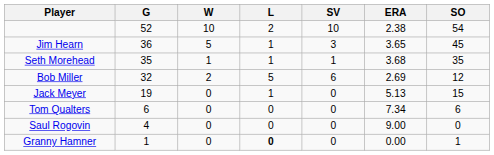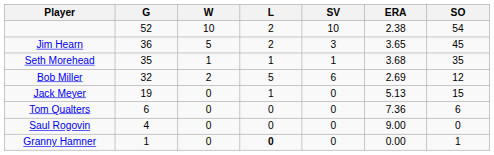(271, 45) 1 -> (271, 45) 2
(396, 110) 7.34 -> (396, 110) 7.36
